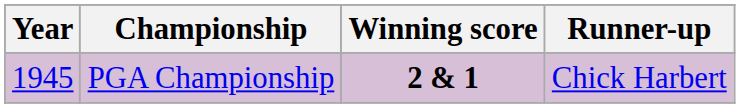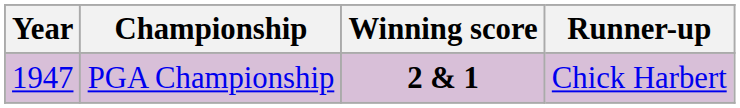(43, 77) 1945 -> (43, 77) 1947
